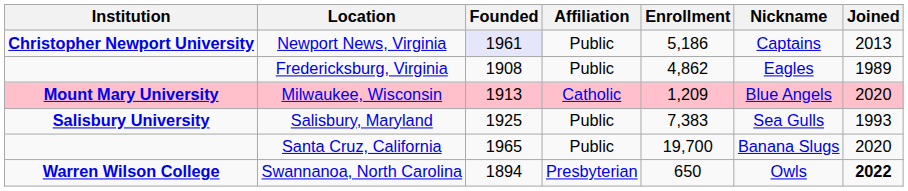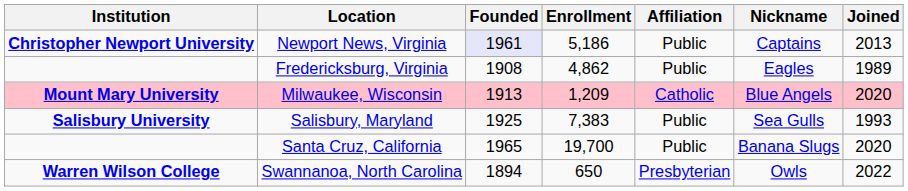columns swapped: (592, 17) <-> (688, 17)
(873, 172) bold -> (873, 172) normal
